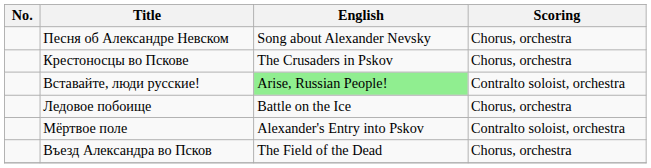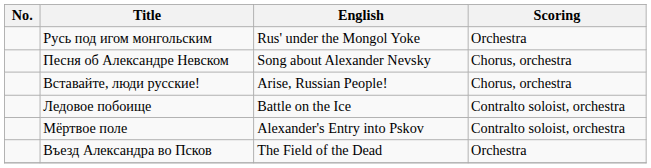+ row: (128, 38)
- row: (116, 60)
(322, 83) lightgreen background -> (322, 83) no background
(548, 83) Contralto soloist, orchestra -> (521, 83) Chorus, orchestra
(521, 106) Chorus, orchestra -> (548, 106) Contralto soloist, orchestra
(521, 151) Chorus, orchestra -> (499, 151) Orchestra
